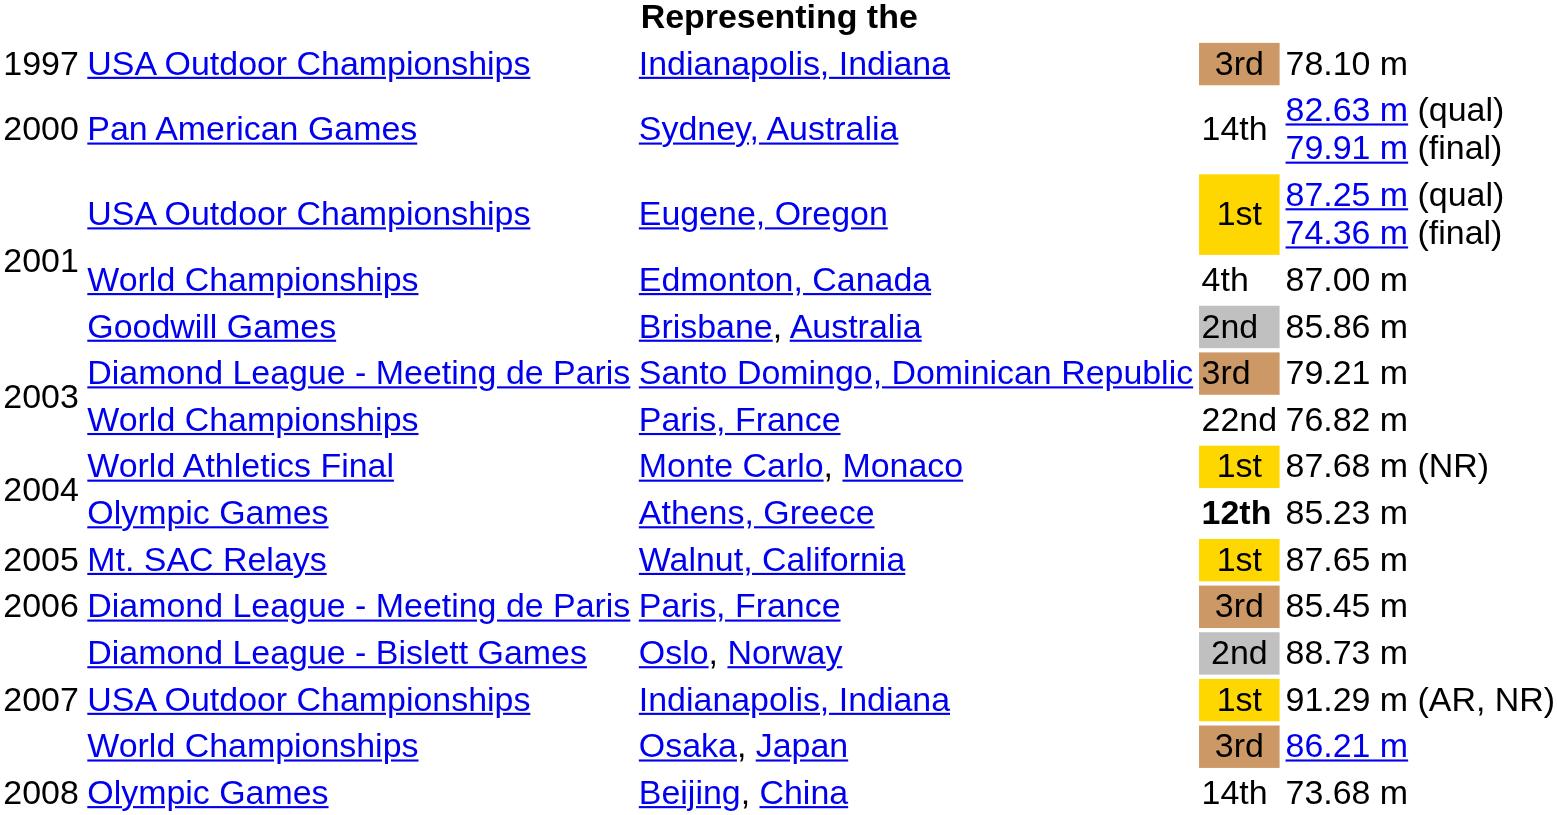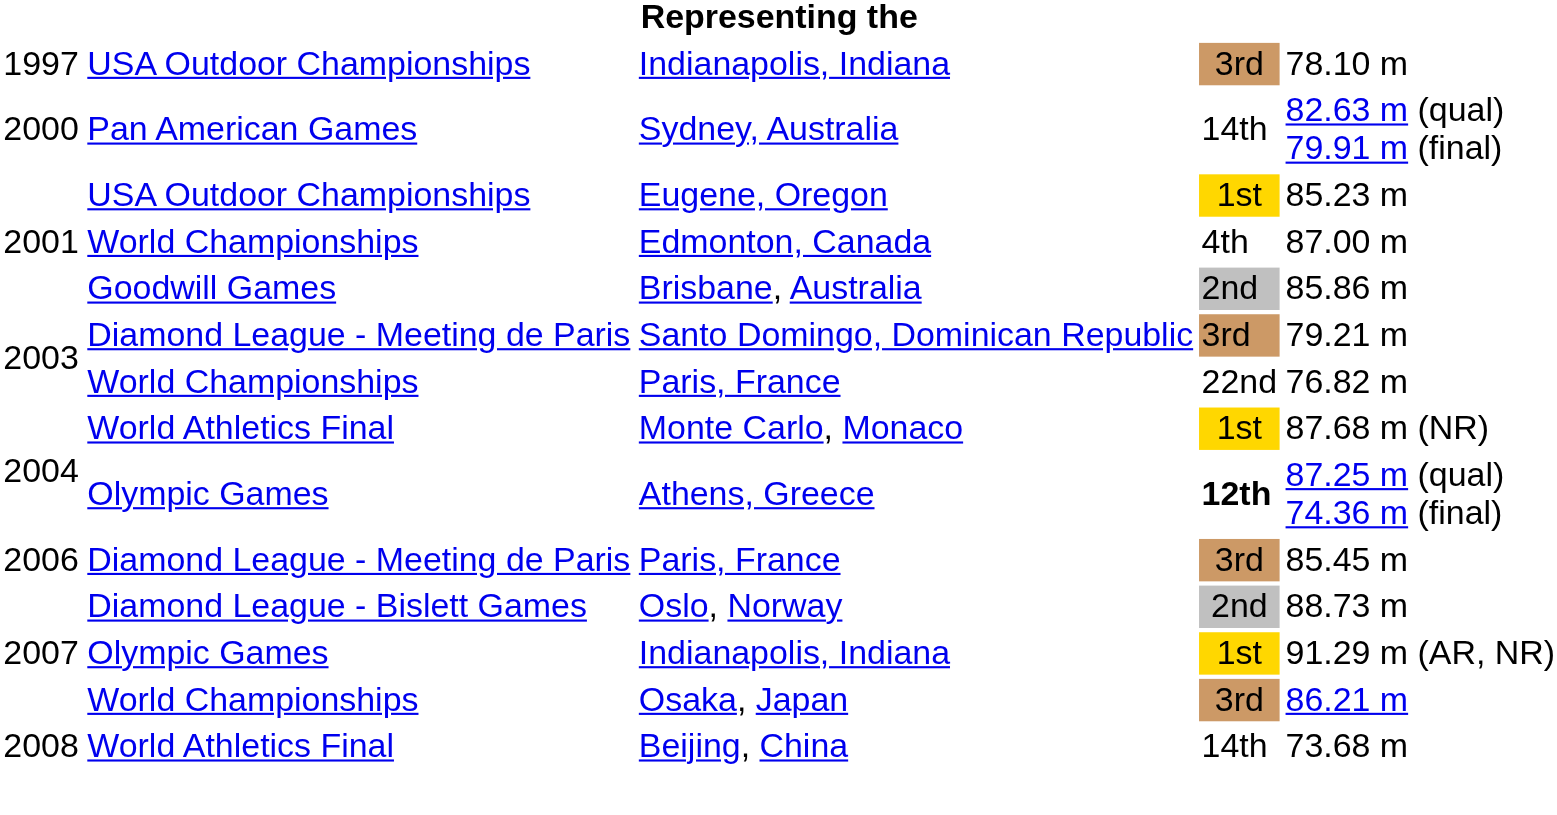(1395, 214) 87.25 m (qual) 74.36 m (final) -> (1347, 194) 85.23 m
(1347, 512) 85.23 m -> (1395, 493) 87.25 m (qual) 74.36 m (final)
- row: (41, 559)
(309, 699) USA Outdoor Championships -> (208, 652) Olympic Games
(208, 792) Olympic Games -> (241, 746) World Athletics Final
